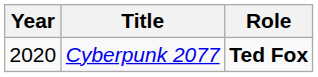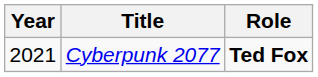(33, 54) 2020 -> (33, 54) 2021
